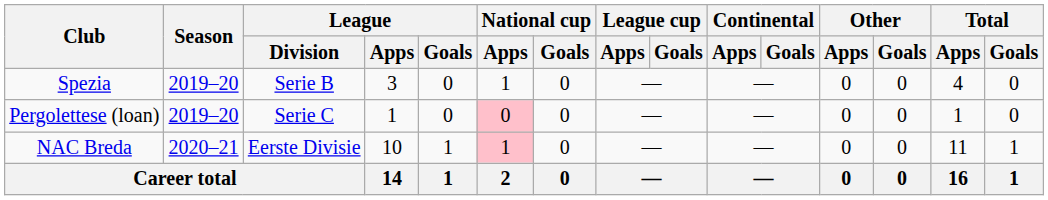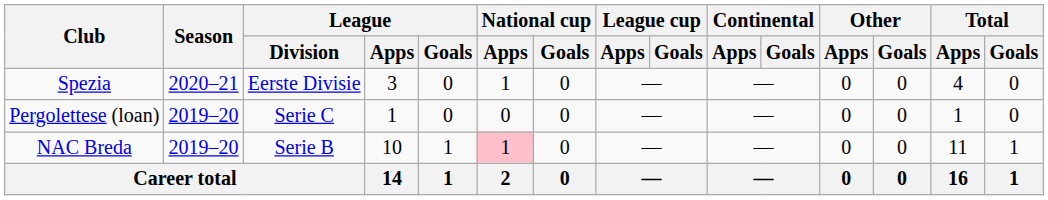(204, 83) 2019–20 -> (204, 83) 2020–21
(304, 83) Serie B -> (304, 83) Eerste Divisie
(505, 115) pink background -> (505, 115) no background
(204, 147) 2020–21 -> (204, 147) 2019–20
(304, 147) Eerste Divisie -> (304, 147) Serie B
